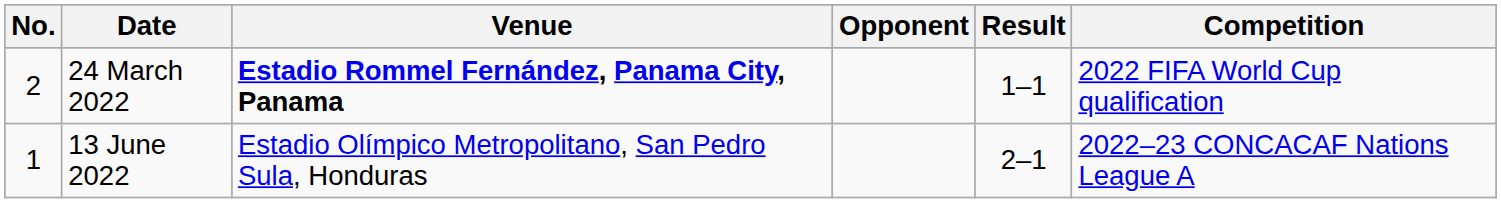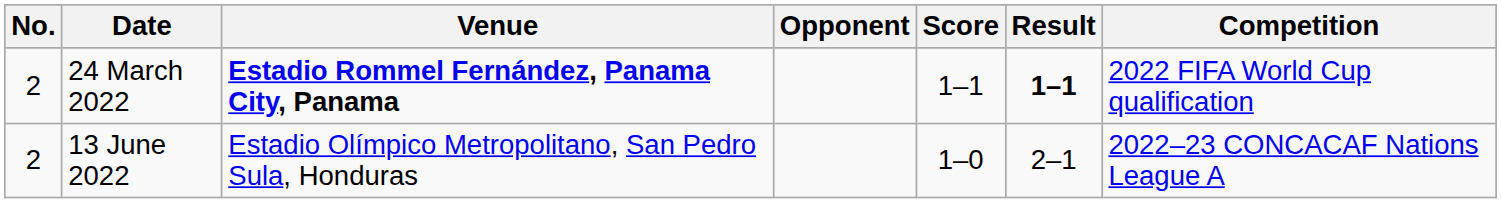+ column: (961, 26)
(1024, 85) normal -> (1054, 85) bold
(33, 160) 1 -> (33, 160) 2
